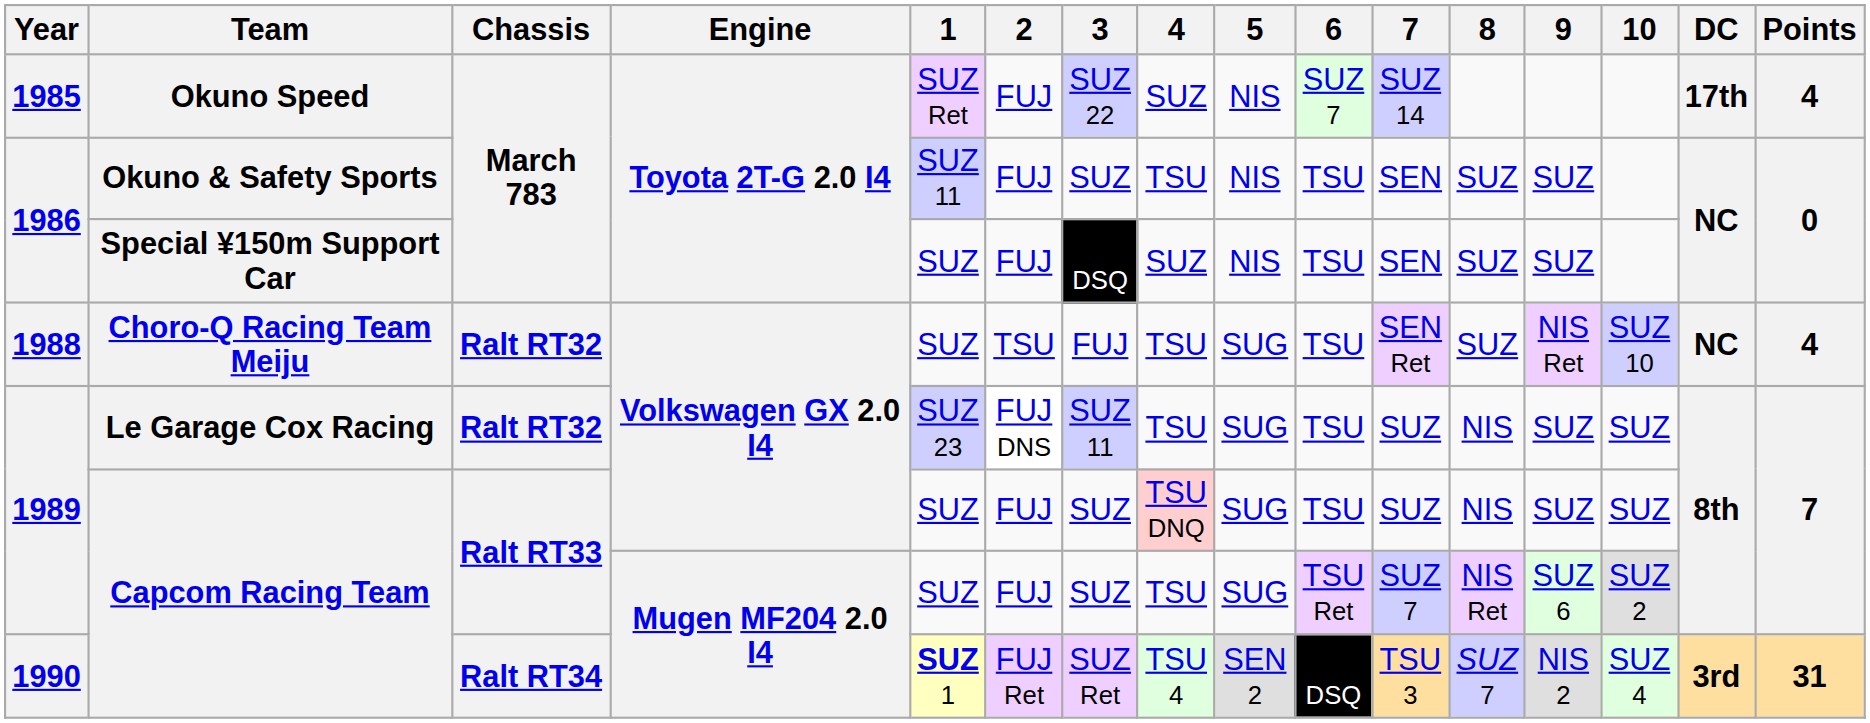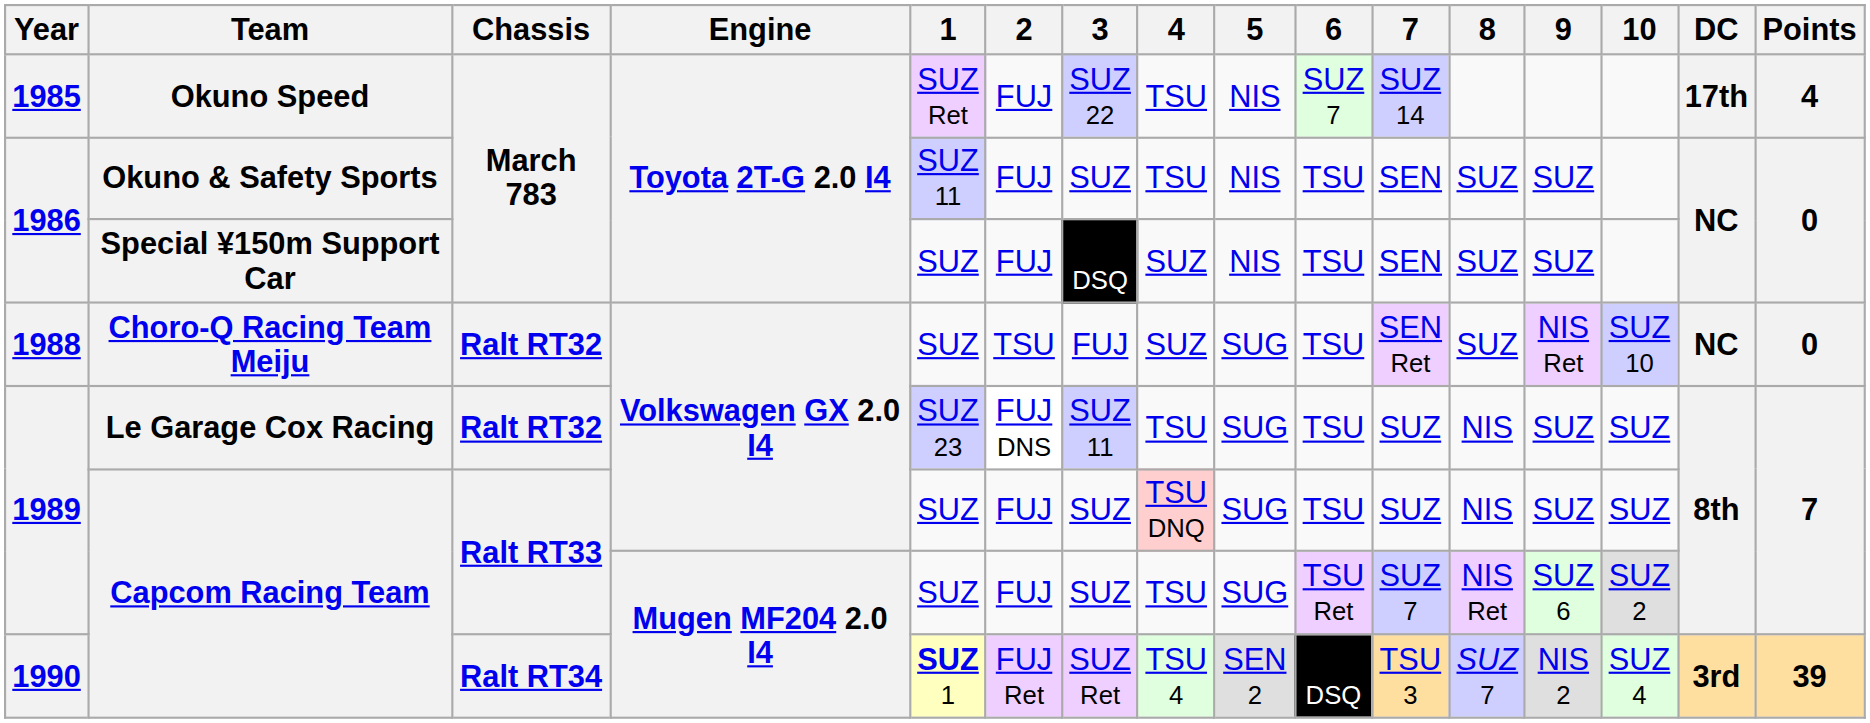(1176, 96) SUZ -> (1176, 96) TSU
(1176, 344) TSU -> (1176, 344) SUZ
(1810, 344) 4 -> (1810, 344) 0
(1810, 676) 31 -> (1810, 676) 39
